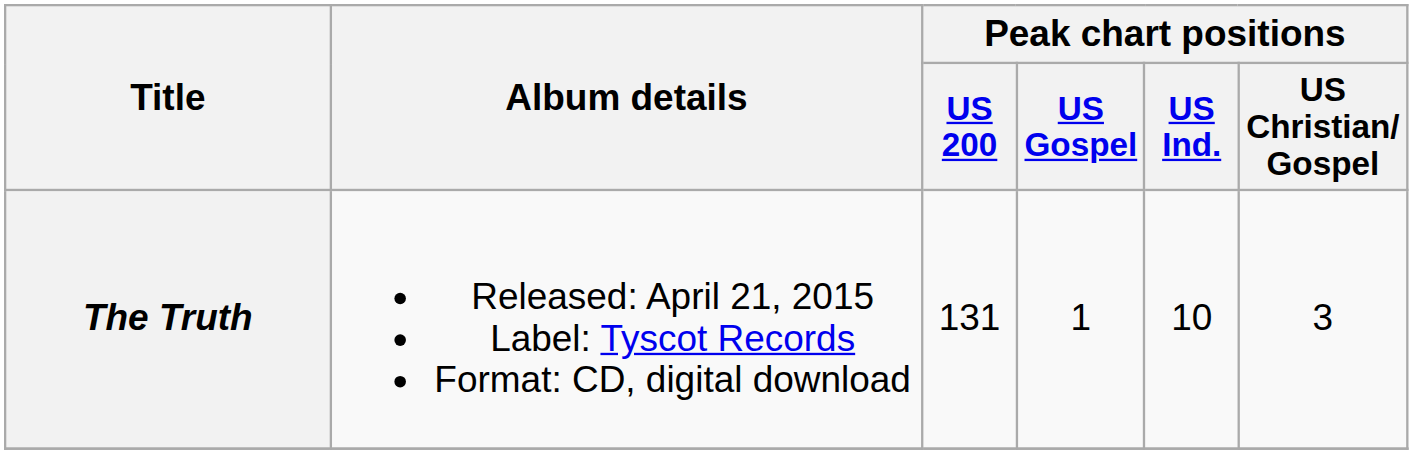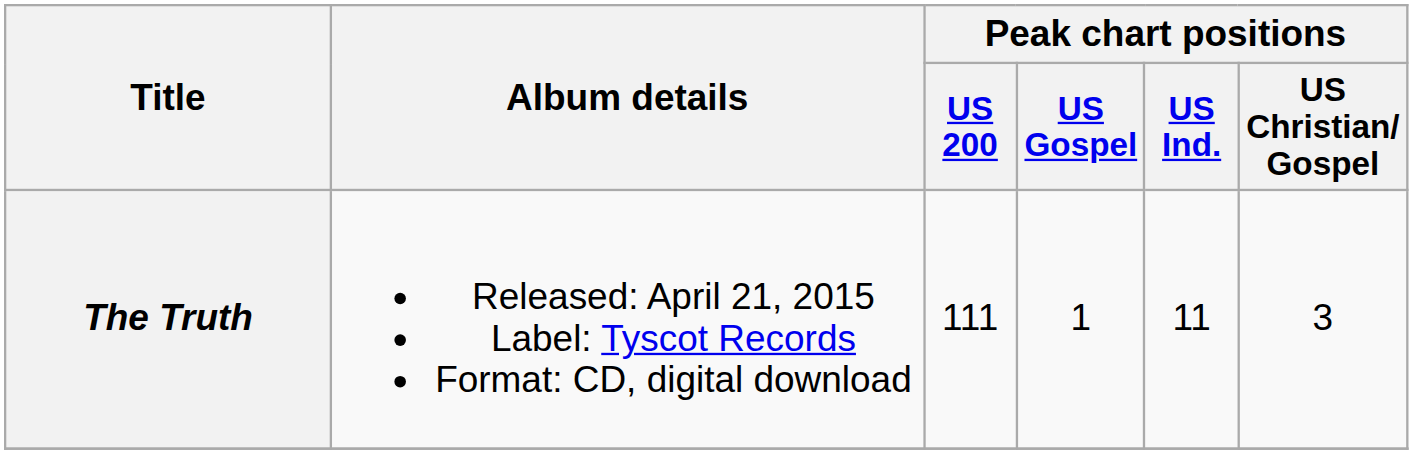(970, 318) 131 -> (970, 318) 111
(1192, 318) 10 -> (1192, 318) 11
